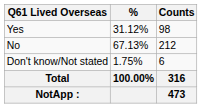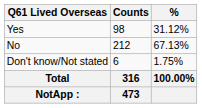columns swapped: (177, 12) <-> (133, 12)
